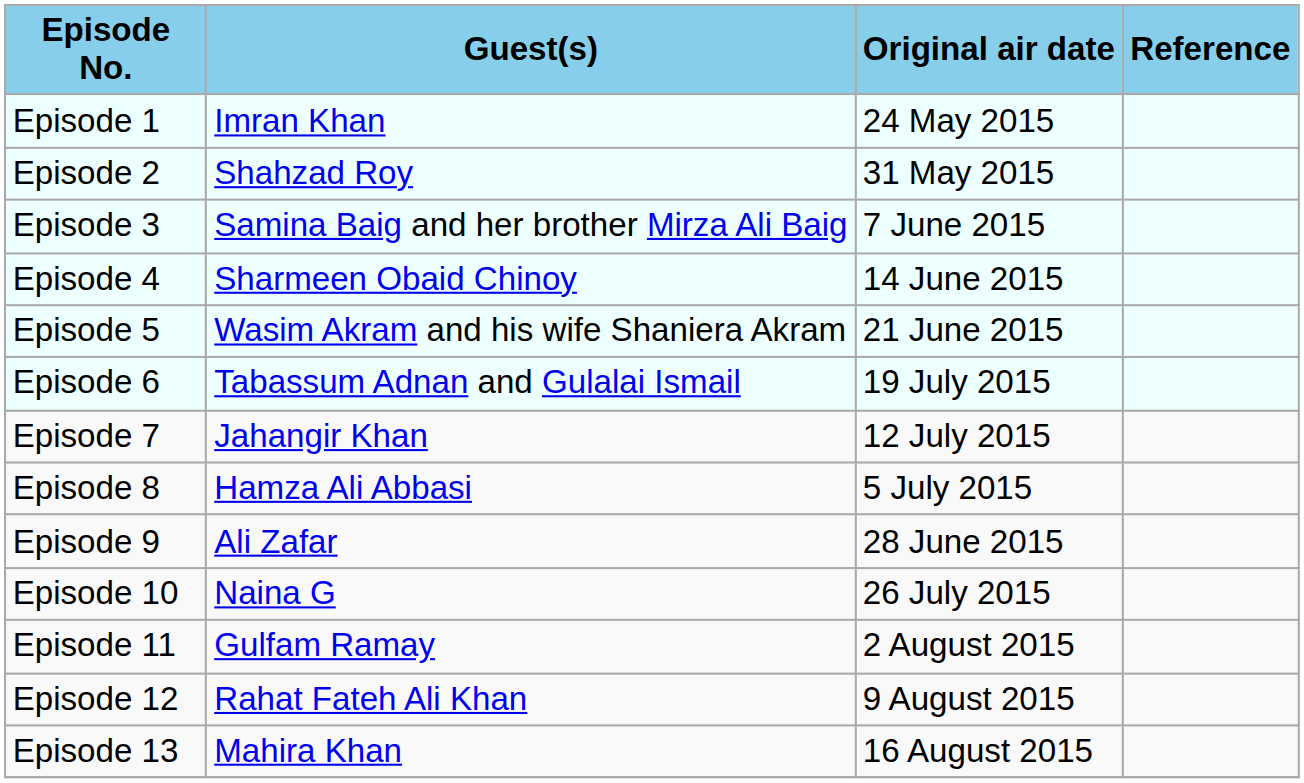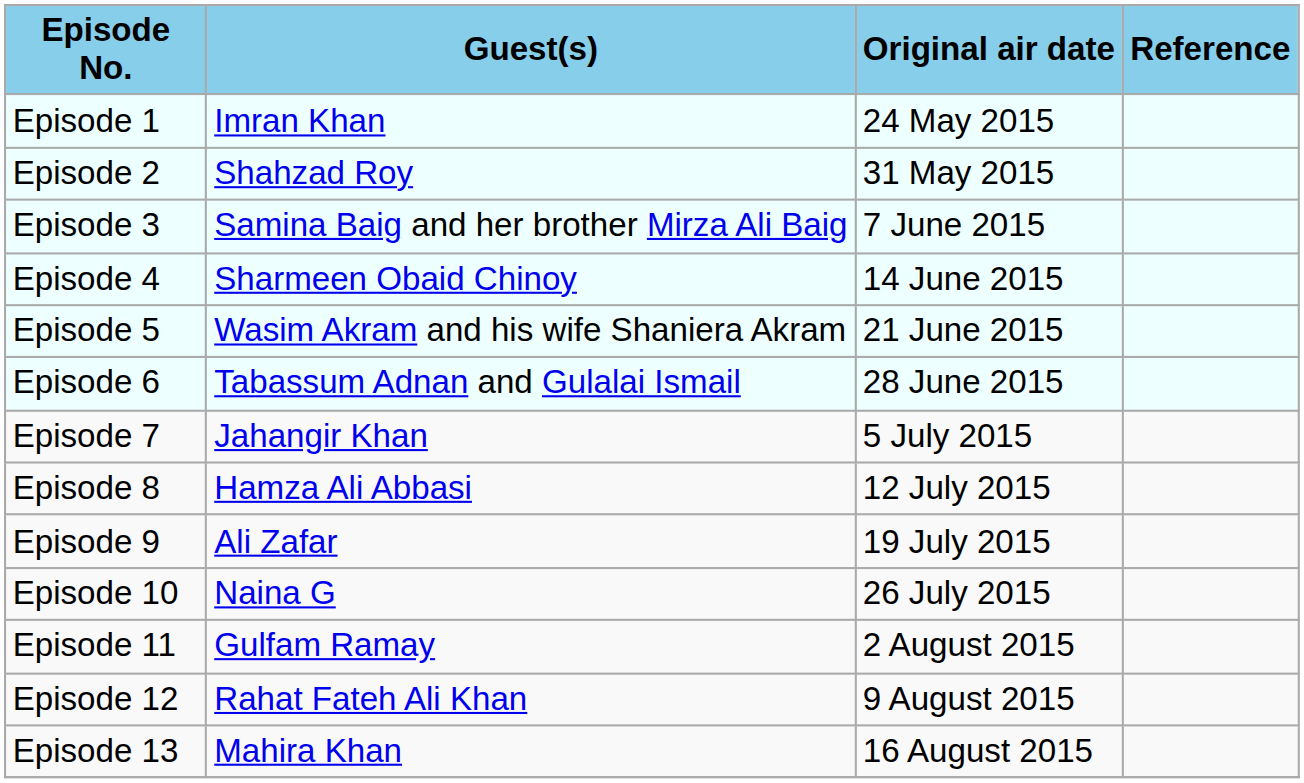(957, 383) 19 July 2015 -> (963, 383) 28 June 2015
(957, 435) 12 July 2015 -> (947, 435) 5 July 2015
(947, 488) 5 July 2015 -> (957, 488) 12 July 2015
(963, 540) 28 June 2015 -> (957, 540) 19 July 2015
